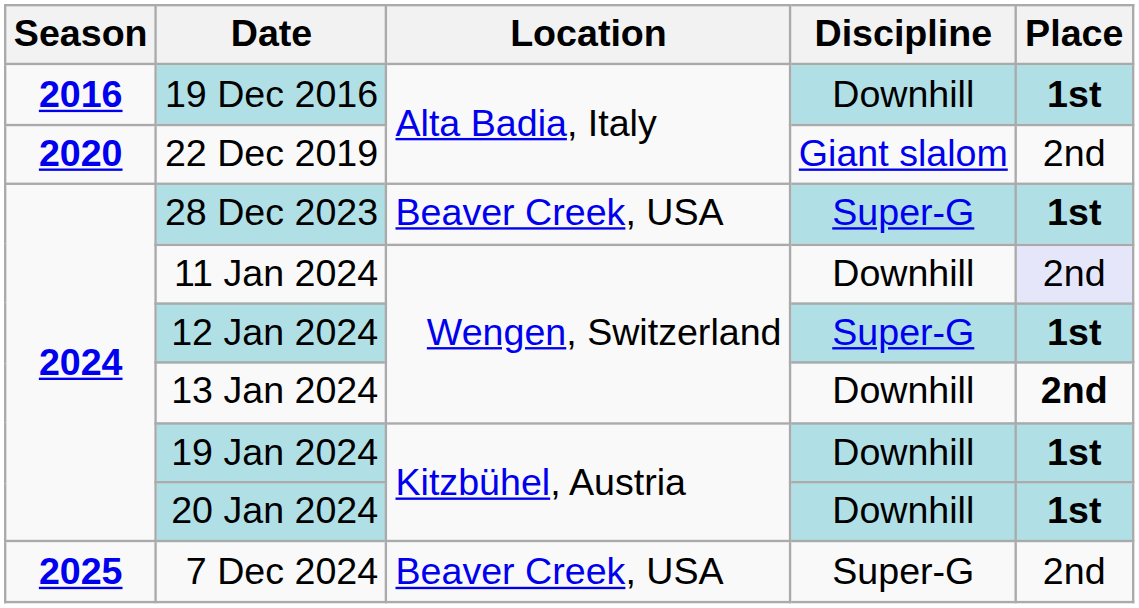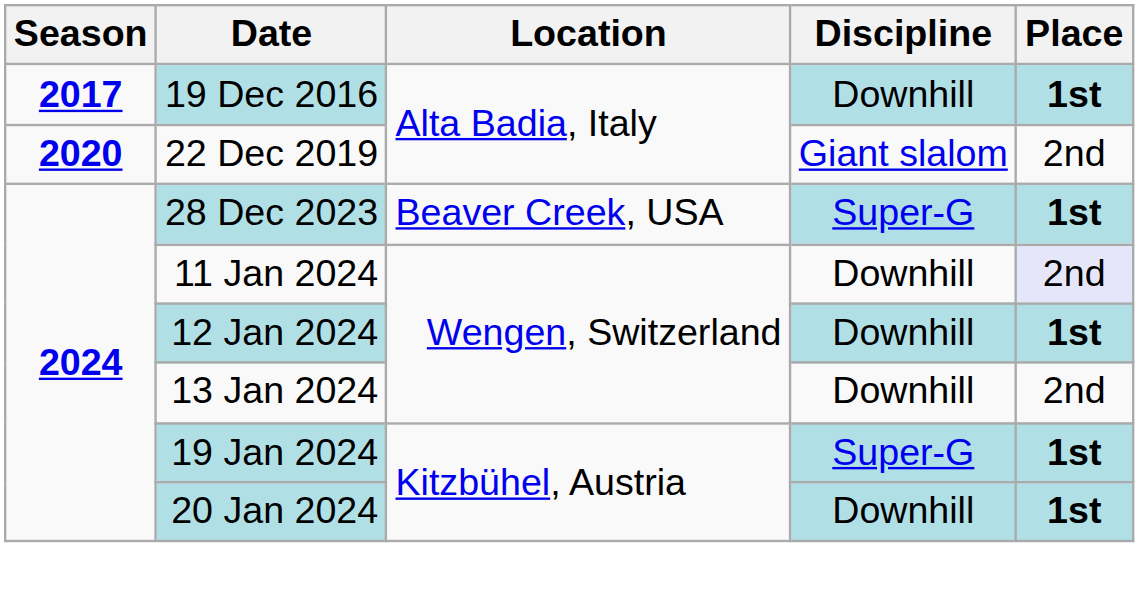(81, 93) 2016 -> (81, 93) 2017
(903, 332) Super-G -> (903, 332) Downhill
(1074, 392) bold -> (1074, 392) normal
(903, 451) Downhill -> (903, 451) Super-G
- row: (282, 570)
